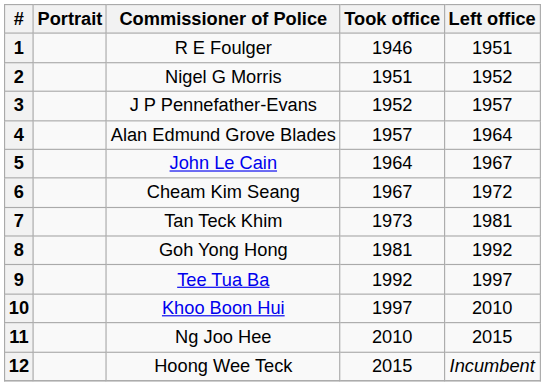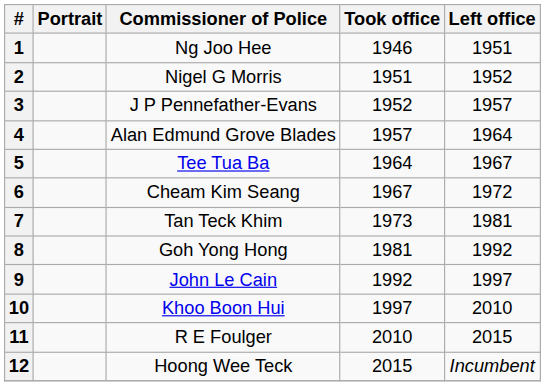(223, 47) R E Foulger -> (223, 47) Ng Joo Hee
(223, 163) John Le Cain -> (223, 163) Tee Tua Ba
(223, 279) Tee Tua Ba -> (223, 279) John Le Cain
(223, 337) Ng Joo Hee -> (223, 337) R E Foulger
